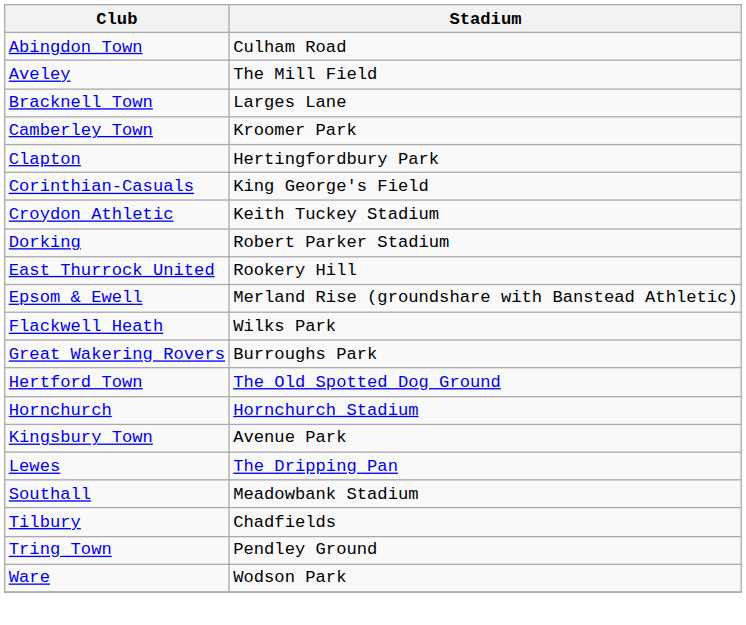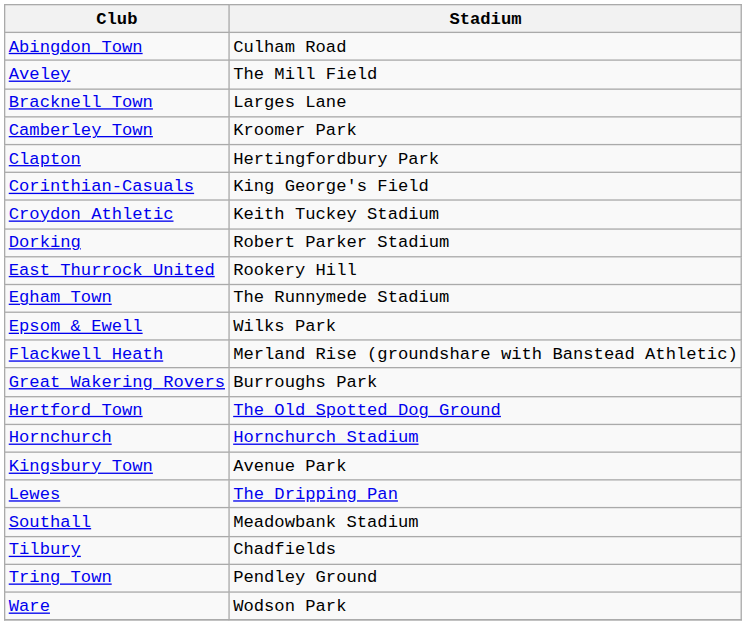+ row: (60, 298)
(485, 298) Merland Rise (groundshare with Banstead Athletic) -> (285, 326) Wilks Park
(285, 326) Wilks Park -> (485, 354) Merland Rise (groundshare with Banstead Athletic)
